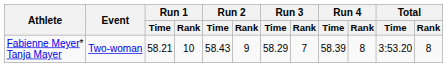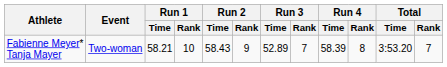(275, 49) 58.29 -> (275, 49) 52.89
(429, 49) 8 -> (429, 49) 7
